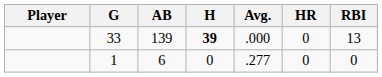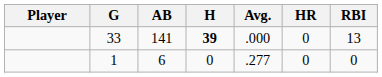(162, 38) 139 -> (162, 38) 141
